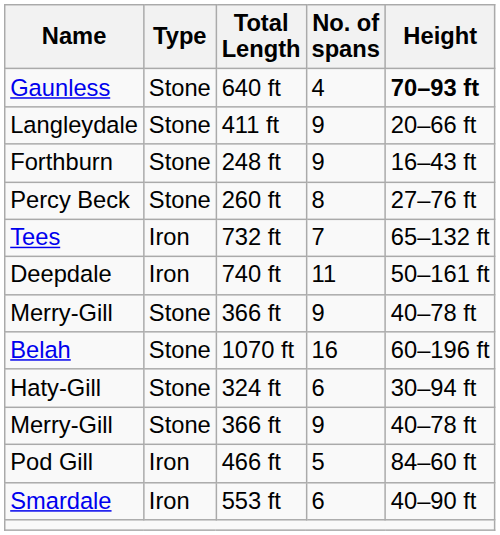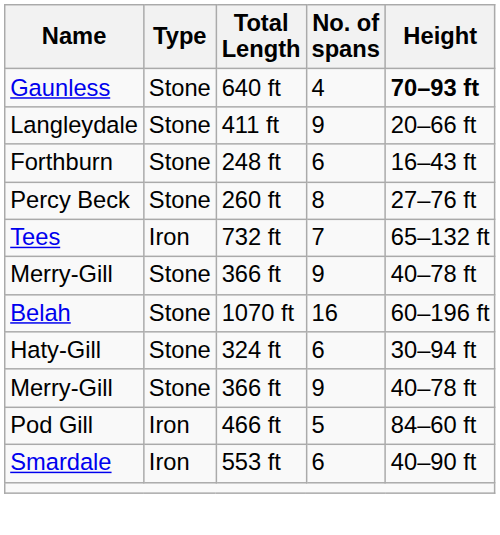(318, 162) 9 -> (318, 162) 6
- row: (61, 275)
